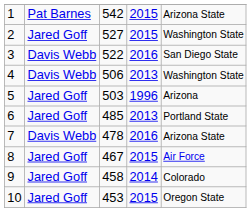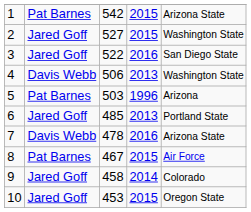(62, 55) Davis Webb -> (57, 55) Jared Goff
(57, 95) Jared Goff -> (59, 95) Pat Barnes
(57, 156) Jared Goff -> (59, 156) Pat Barnes
